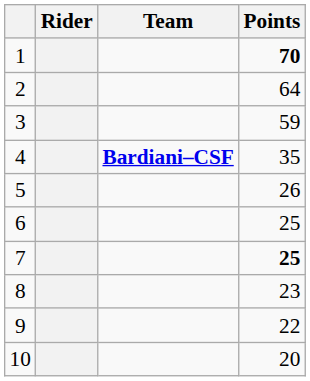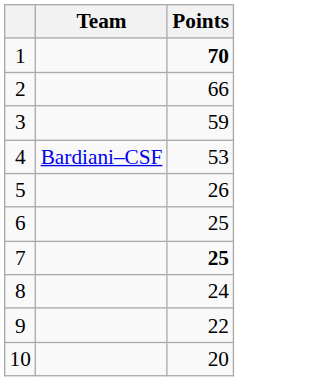- column: (67, 21)
(290, 88) 64 -> (218, 88) 66
(168, 156) bold -> (102, 156) normal
(290, 156) 35 -> (218, 156) 53
(290, 291) 23 -> (218, 291) 24
